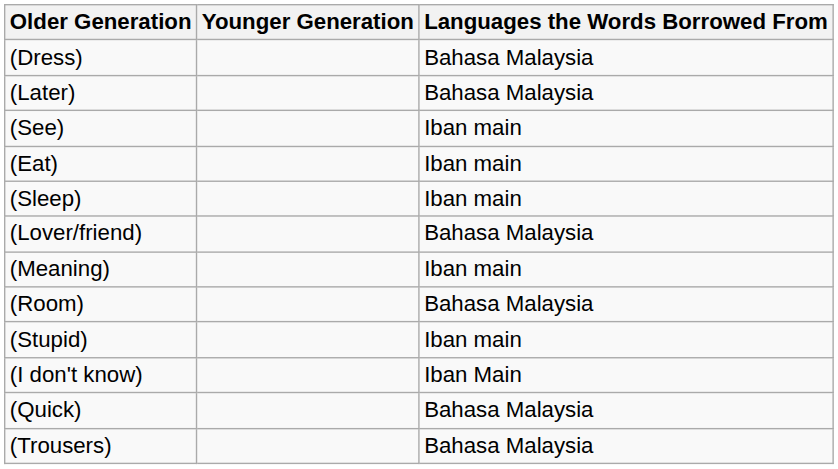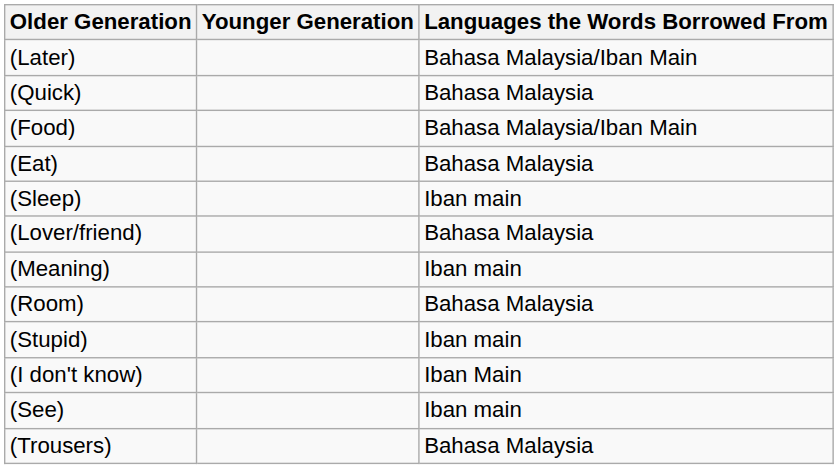- row: (46, 57)
(509, 92) Bahasa Malaysia -> (561, 57) Bahasa Malaysia/Iban Main
rows swapped: (37, 127) <-> (46, 410)
+ row: (43, 127)
(473, 163) Iban main -> (509, 163) Bahasa Malaysia
